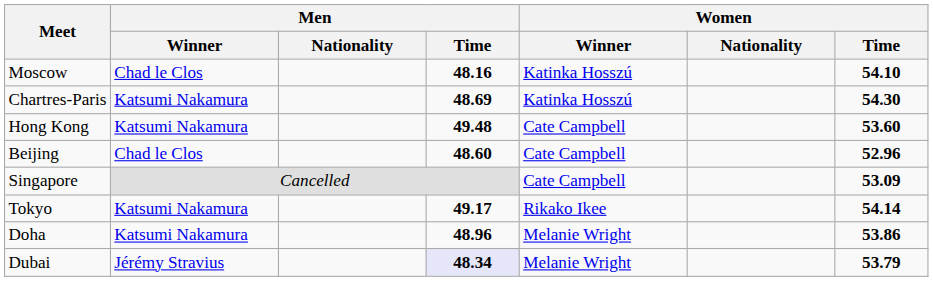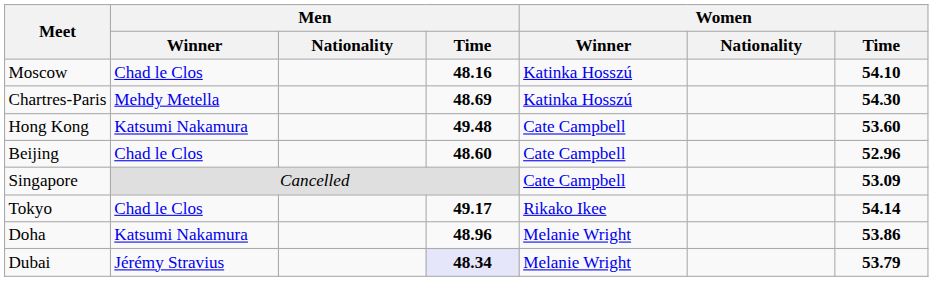(181, 99) Katsumi Nakamura -> (167, 99) Mehdy Metella
(181, 208) Katsumi Nakamura -> (159, 208) Chad le Clos
